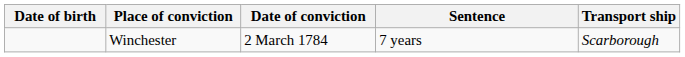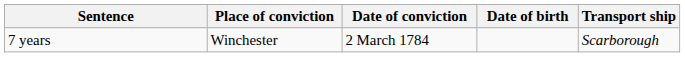columns swapped: (55, 16) <-> (477, 16)
